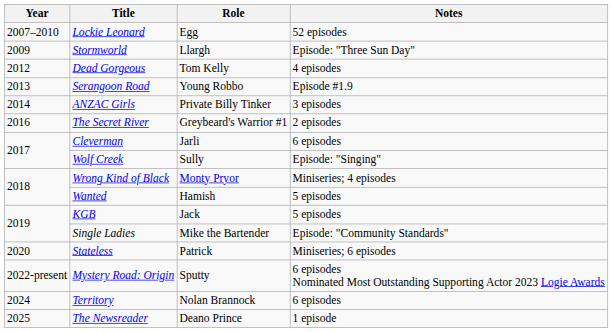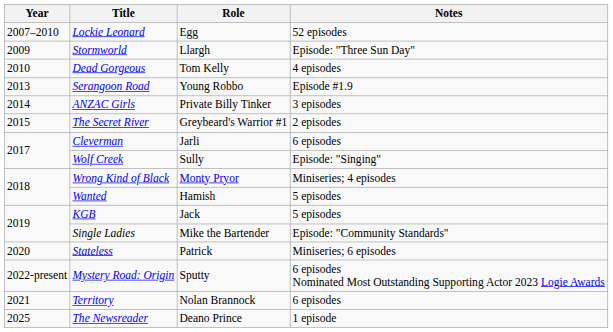(19, 68) 2012 -> (19, 68) 2010
(19, 123) 2016 -> (19, 123) 2015
(19, 300) 2024 -> (19, 300) 2021
